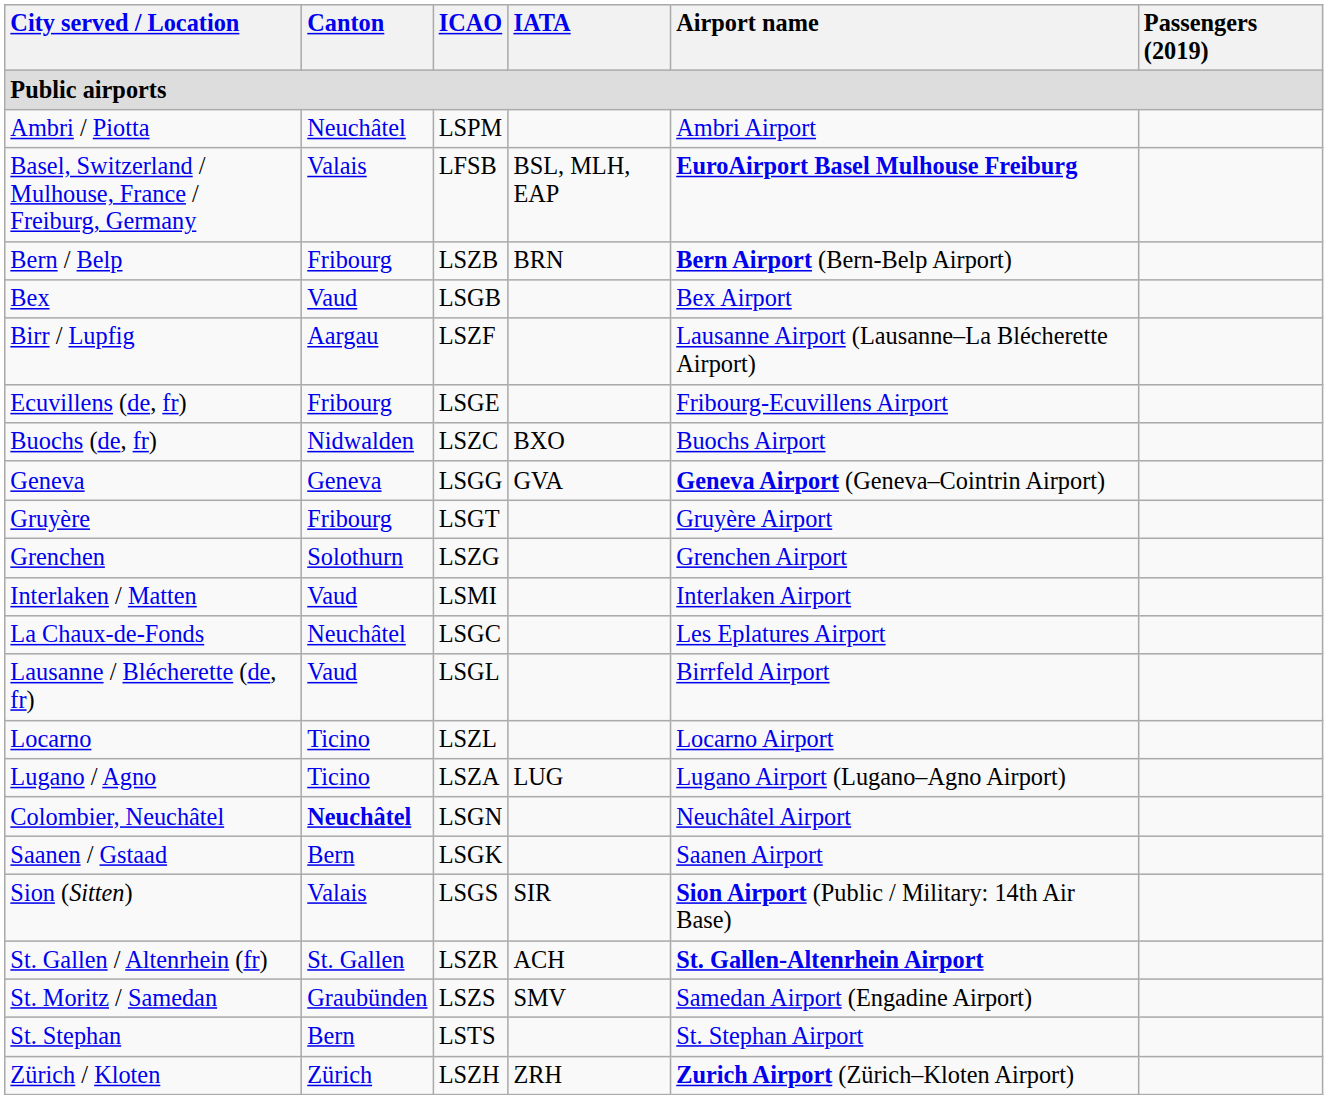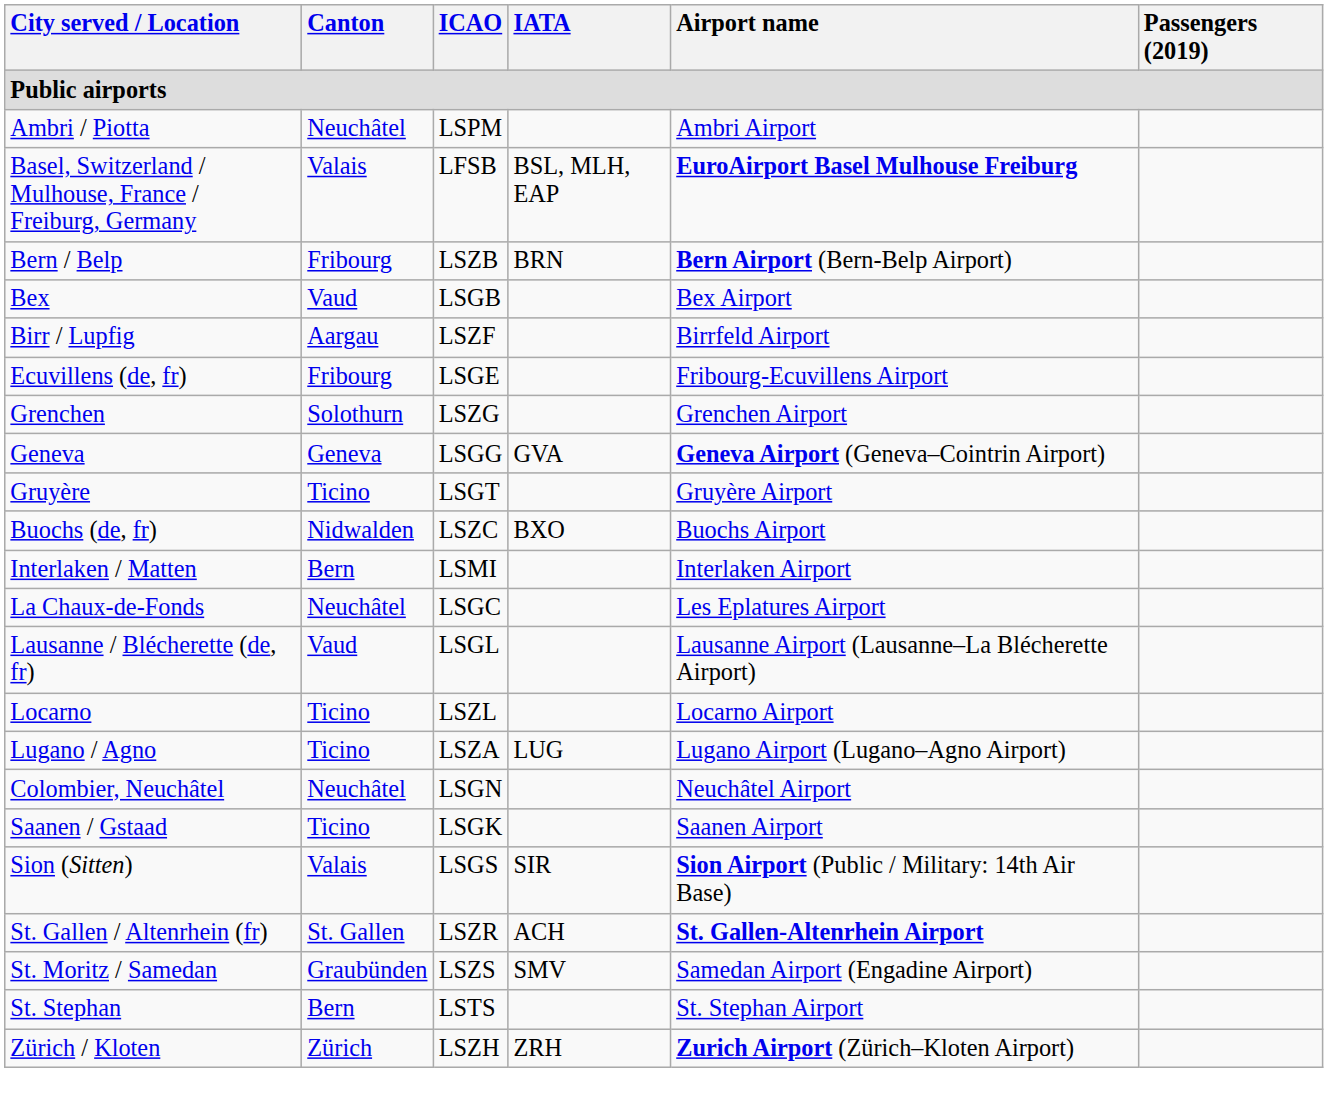(892, 350) Lausanne Airport (Lausanne–La Blécherette Airport) -> (753, 337) Birrfeld Airport
rows swapped: (84, 441) <-> (58, 557)
(350, 518) Fribourg -> (339, 491) Ticino
(332, 596) Vaud -> (331, 568) Bern
(753, 673) Birrfeld Airport -> (892, 659) Lausanne Airport (Lausanne–La Blécherette Airport)
(359, 816) bold -> (357, 788) normal
(331, 854) Bern -> (339, 827) Ticino
